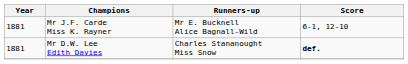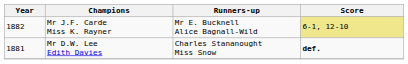(15, 28) 1881 -> (15, 28) 1882
(325, 28) no background -> (325, 28) khaki background
